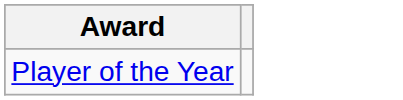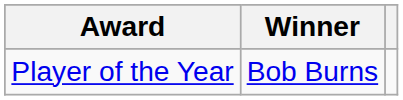+ column: (312, 26)
